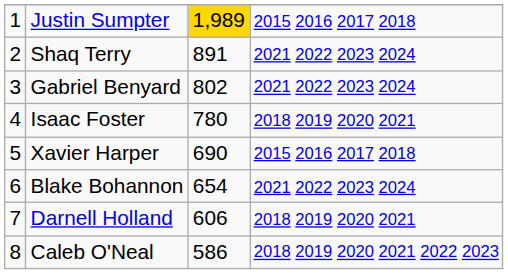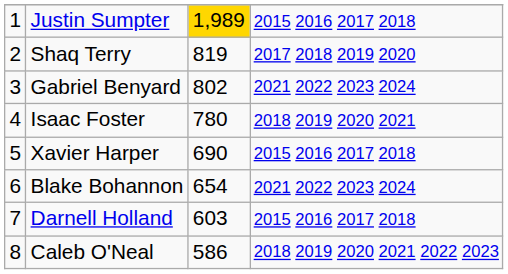(210, 53) 891 -> (210, 53) 819
(335, 54) 2021 2022 2023 2024 -> (335, 54) 2017 2018 2019 2020
(210, 218) 606 -> (210, 218) 603
(335, 219) 2018 2019 2020 2021 -> (335, 219) 2015 2016 2017 2018
